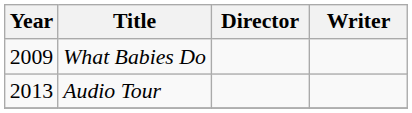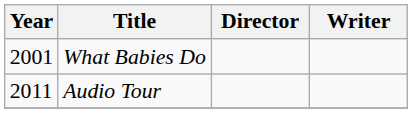(31, 56) 2009 -> (31, 56) 2001
(31, 90) 2013 -> (31, 90) 2011
